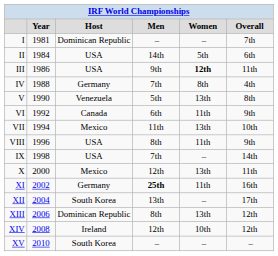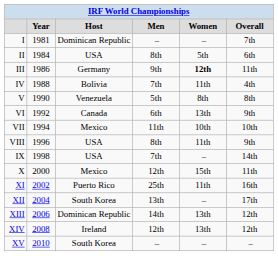(156, 55) 14th -> (156, 55) 8th
(94, 70) USA -> (94, 70) Germany
(94, 84) Germany -> (94, 84) Bolivia
(203, 84) 8th -> (203, 84) 11th
(203, 99) 13th -> (203, 99) 8th
(203, 113) 11th -> (203, 113) 13th
(203, 128) 13th -> (203, 128) 10th
(203, 171) 13th -> (203, 171) 15th
(94, 185) Germany -> (94, 185) Puerto Rico
(156, 185) bold -> (156, 185) normal
(156, 214) 8th -> (156, 214) 14th
(203, 229) 10th -> (203, 229) 13th
